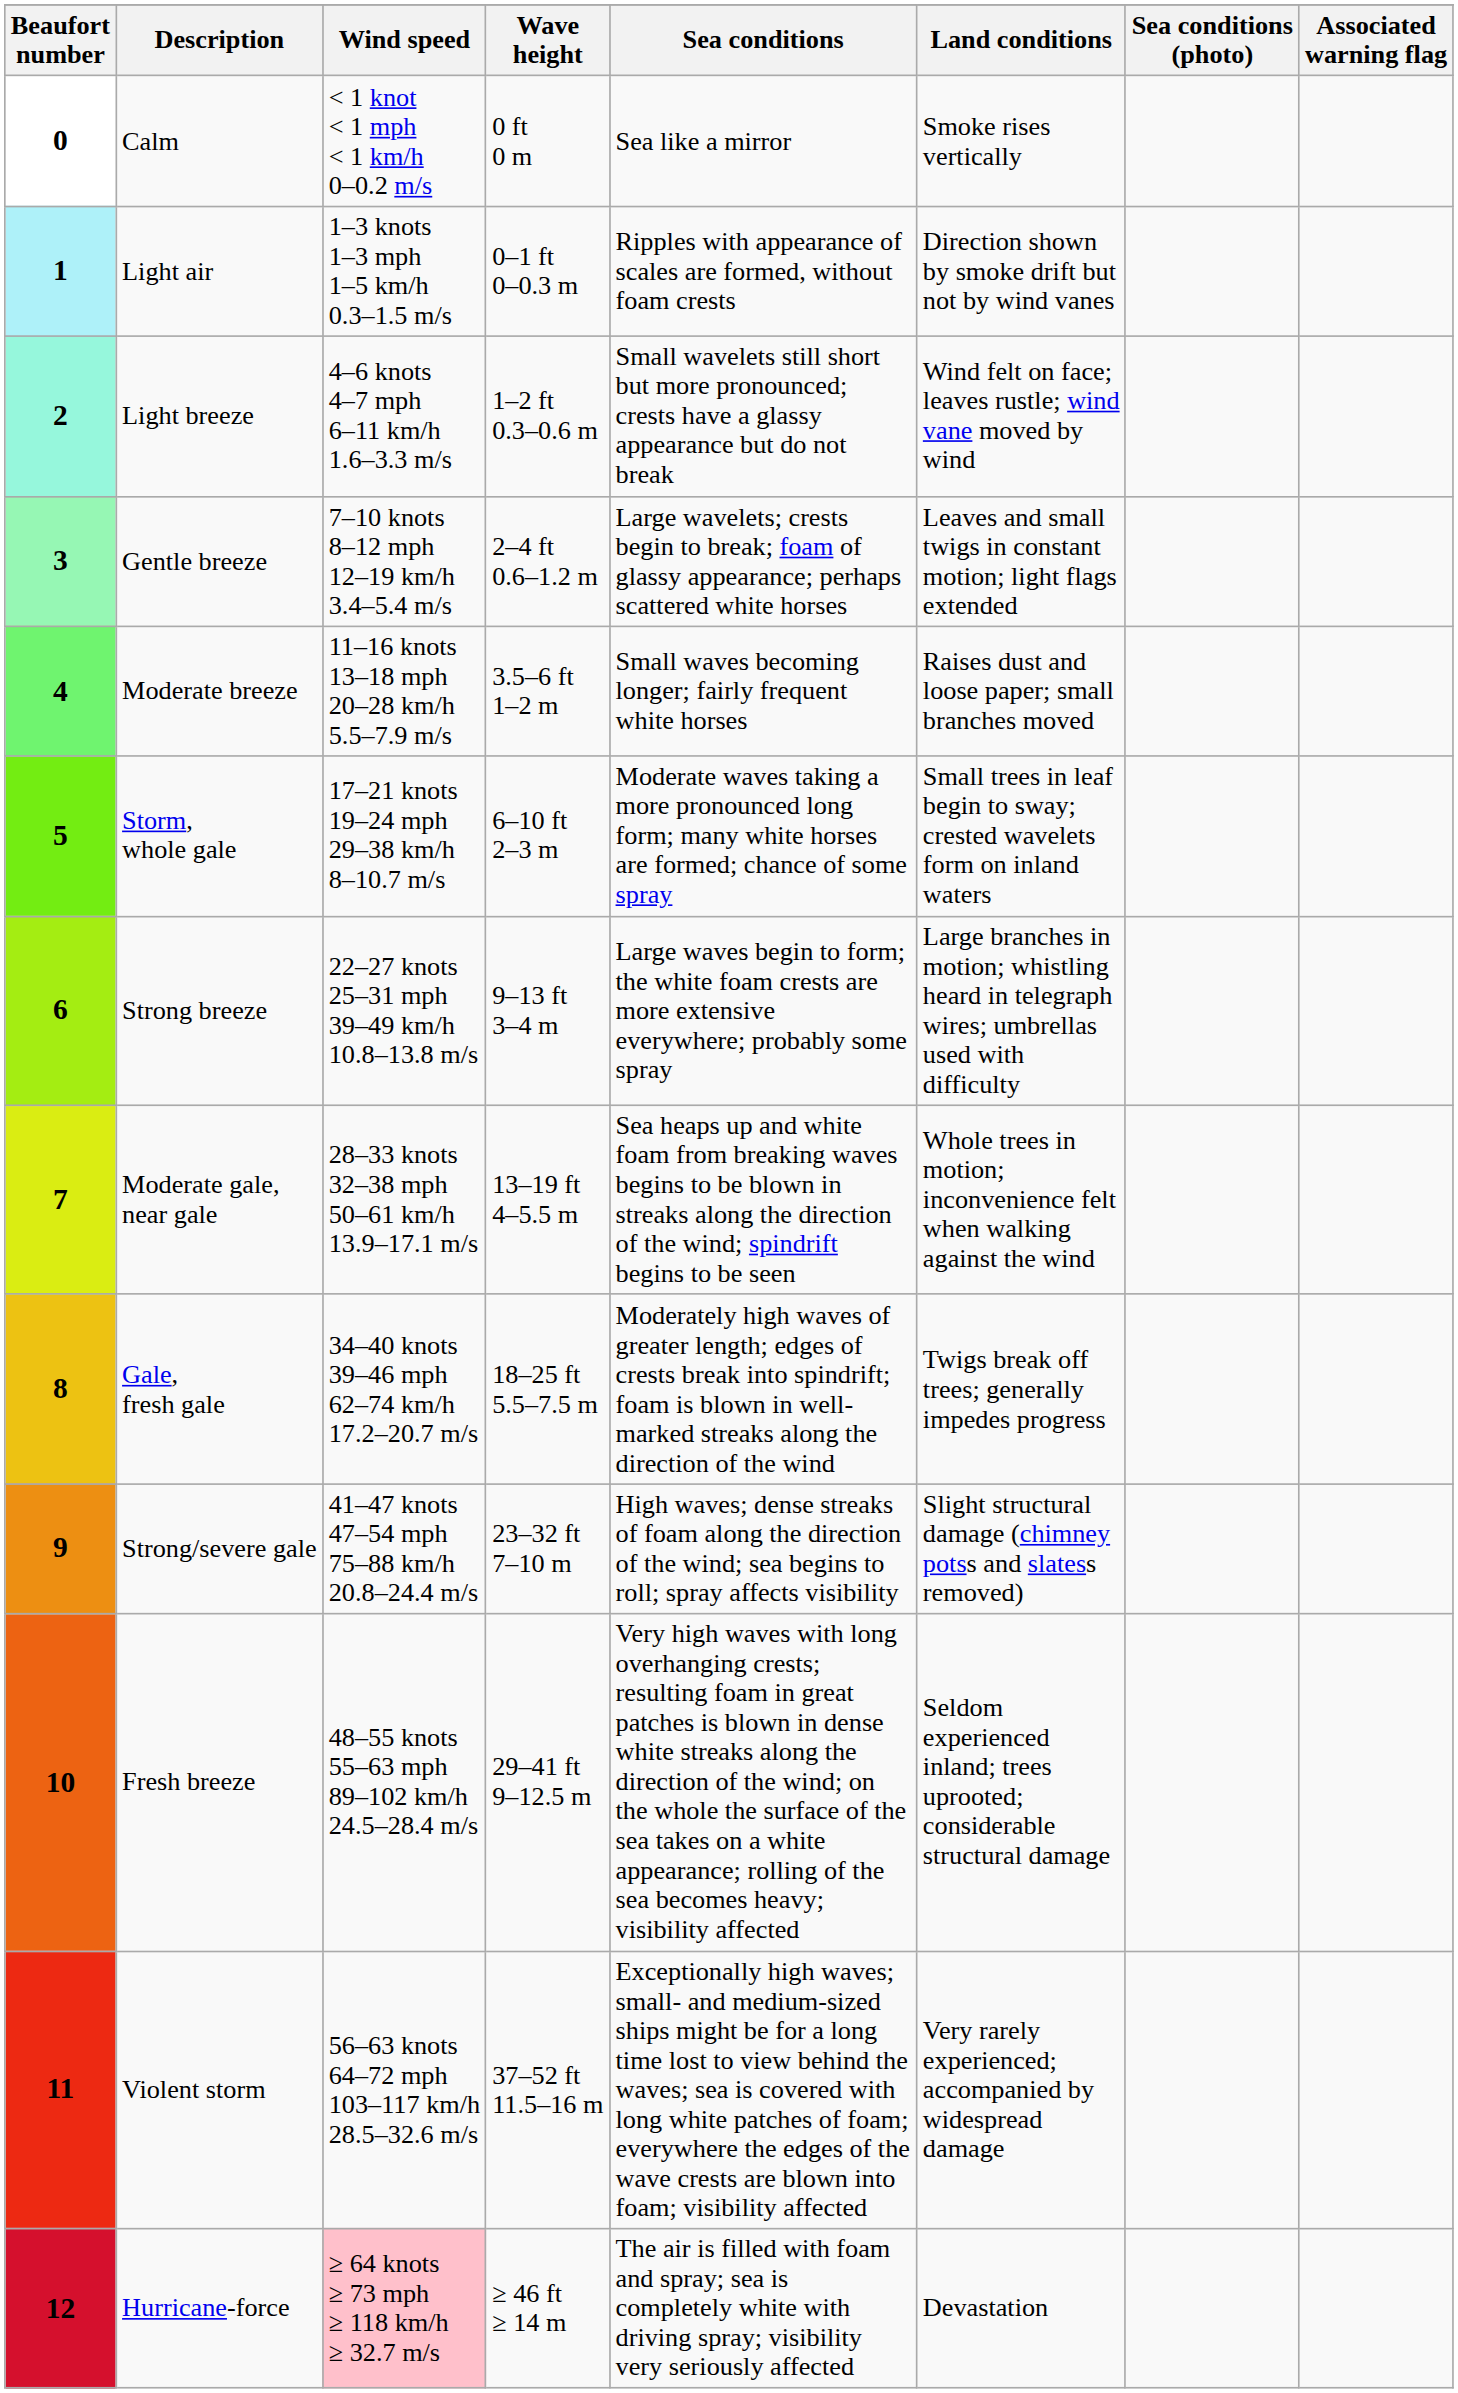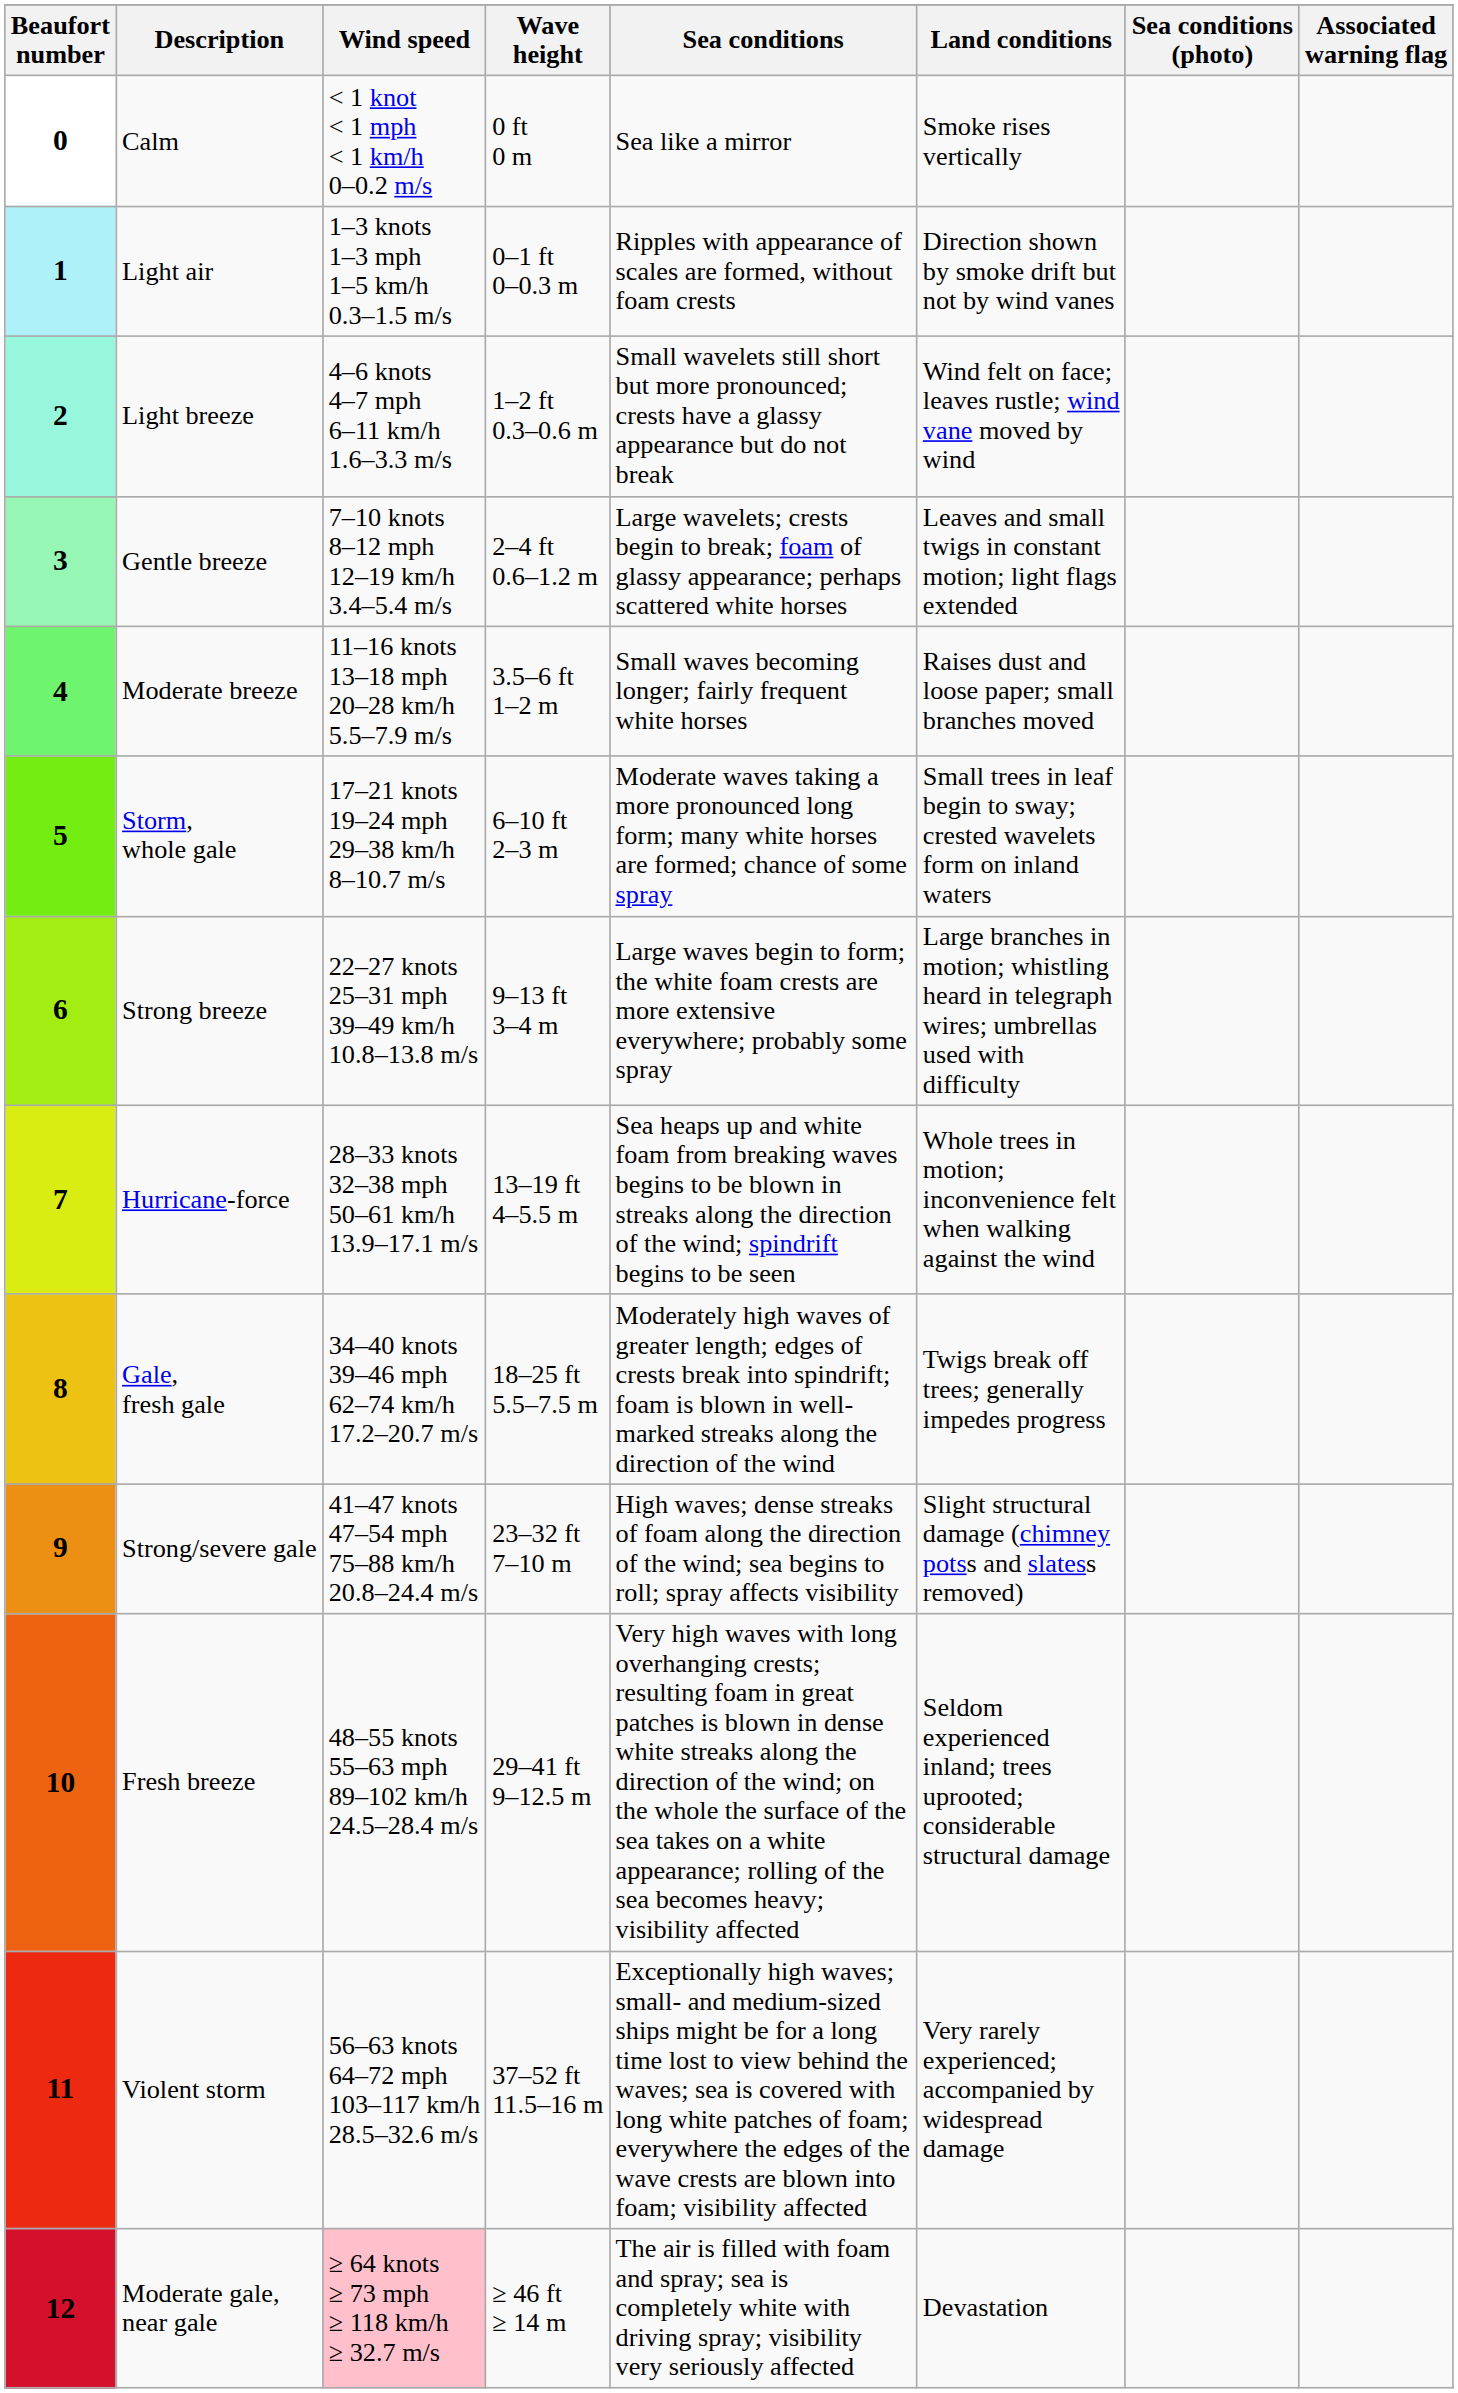(201, 1199) Moderate gale, near gale -> (206, 1199) Hurricane-force
(206, 2307) Hurricane-force -> (201, 2307) Moderate gale, near gale
